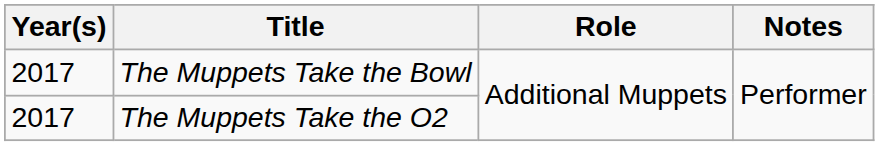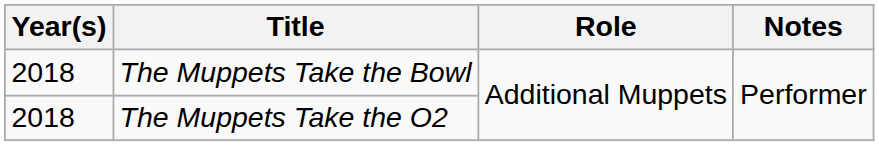(43, 72) 2017 -> (43, 72) 2018
(43, 117) 2017 -> (43, 117) 2018
